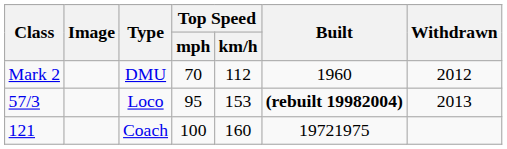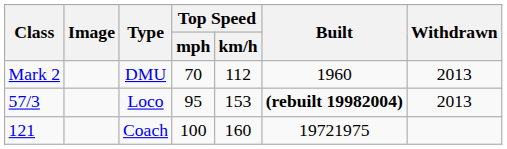(454, 74) 2012 -> (454, 74) 2013
